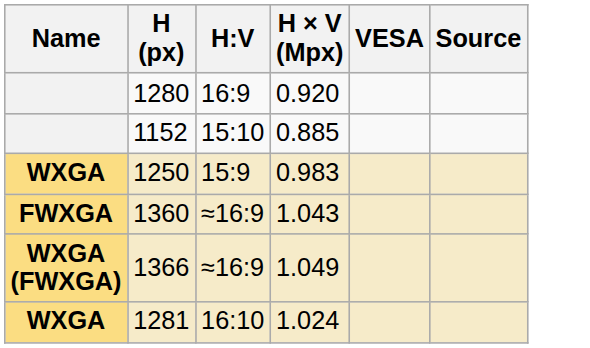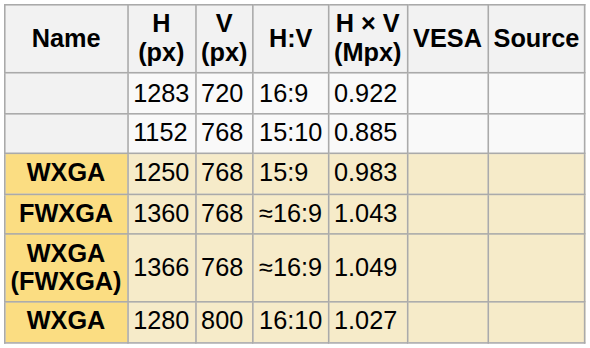+ column: (224, 38)
(161, 93) 1280 -> (161, 93) 1283
(308, 93) 0.920 -> (366, 93) 0.922
(161, 321) 1281 -> (161, 321) 1280
(308, 321) 1.024 -> (366, 321) 1.027
